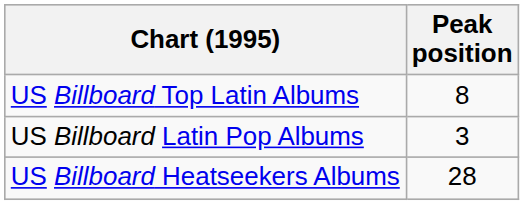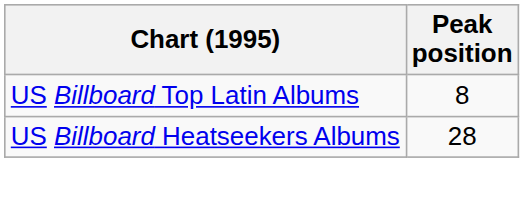- row: (187, 136)
